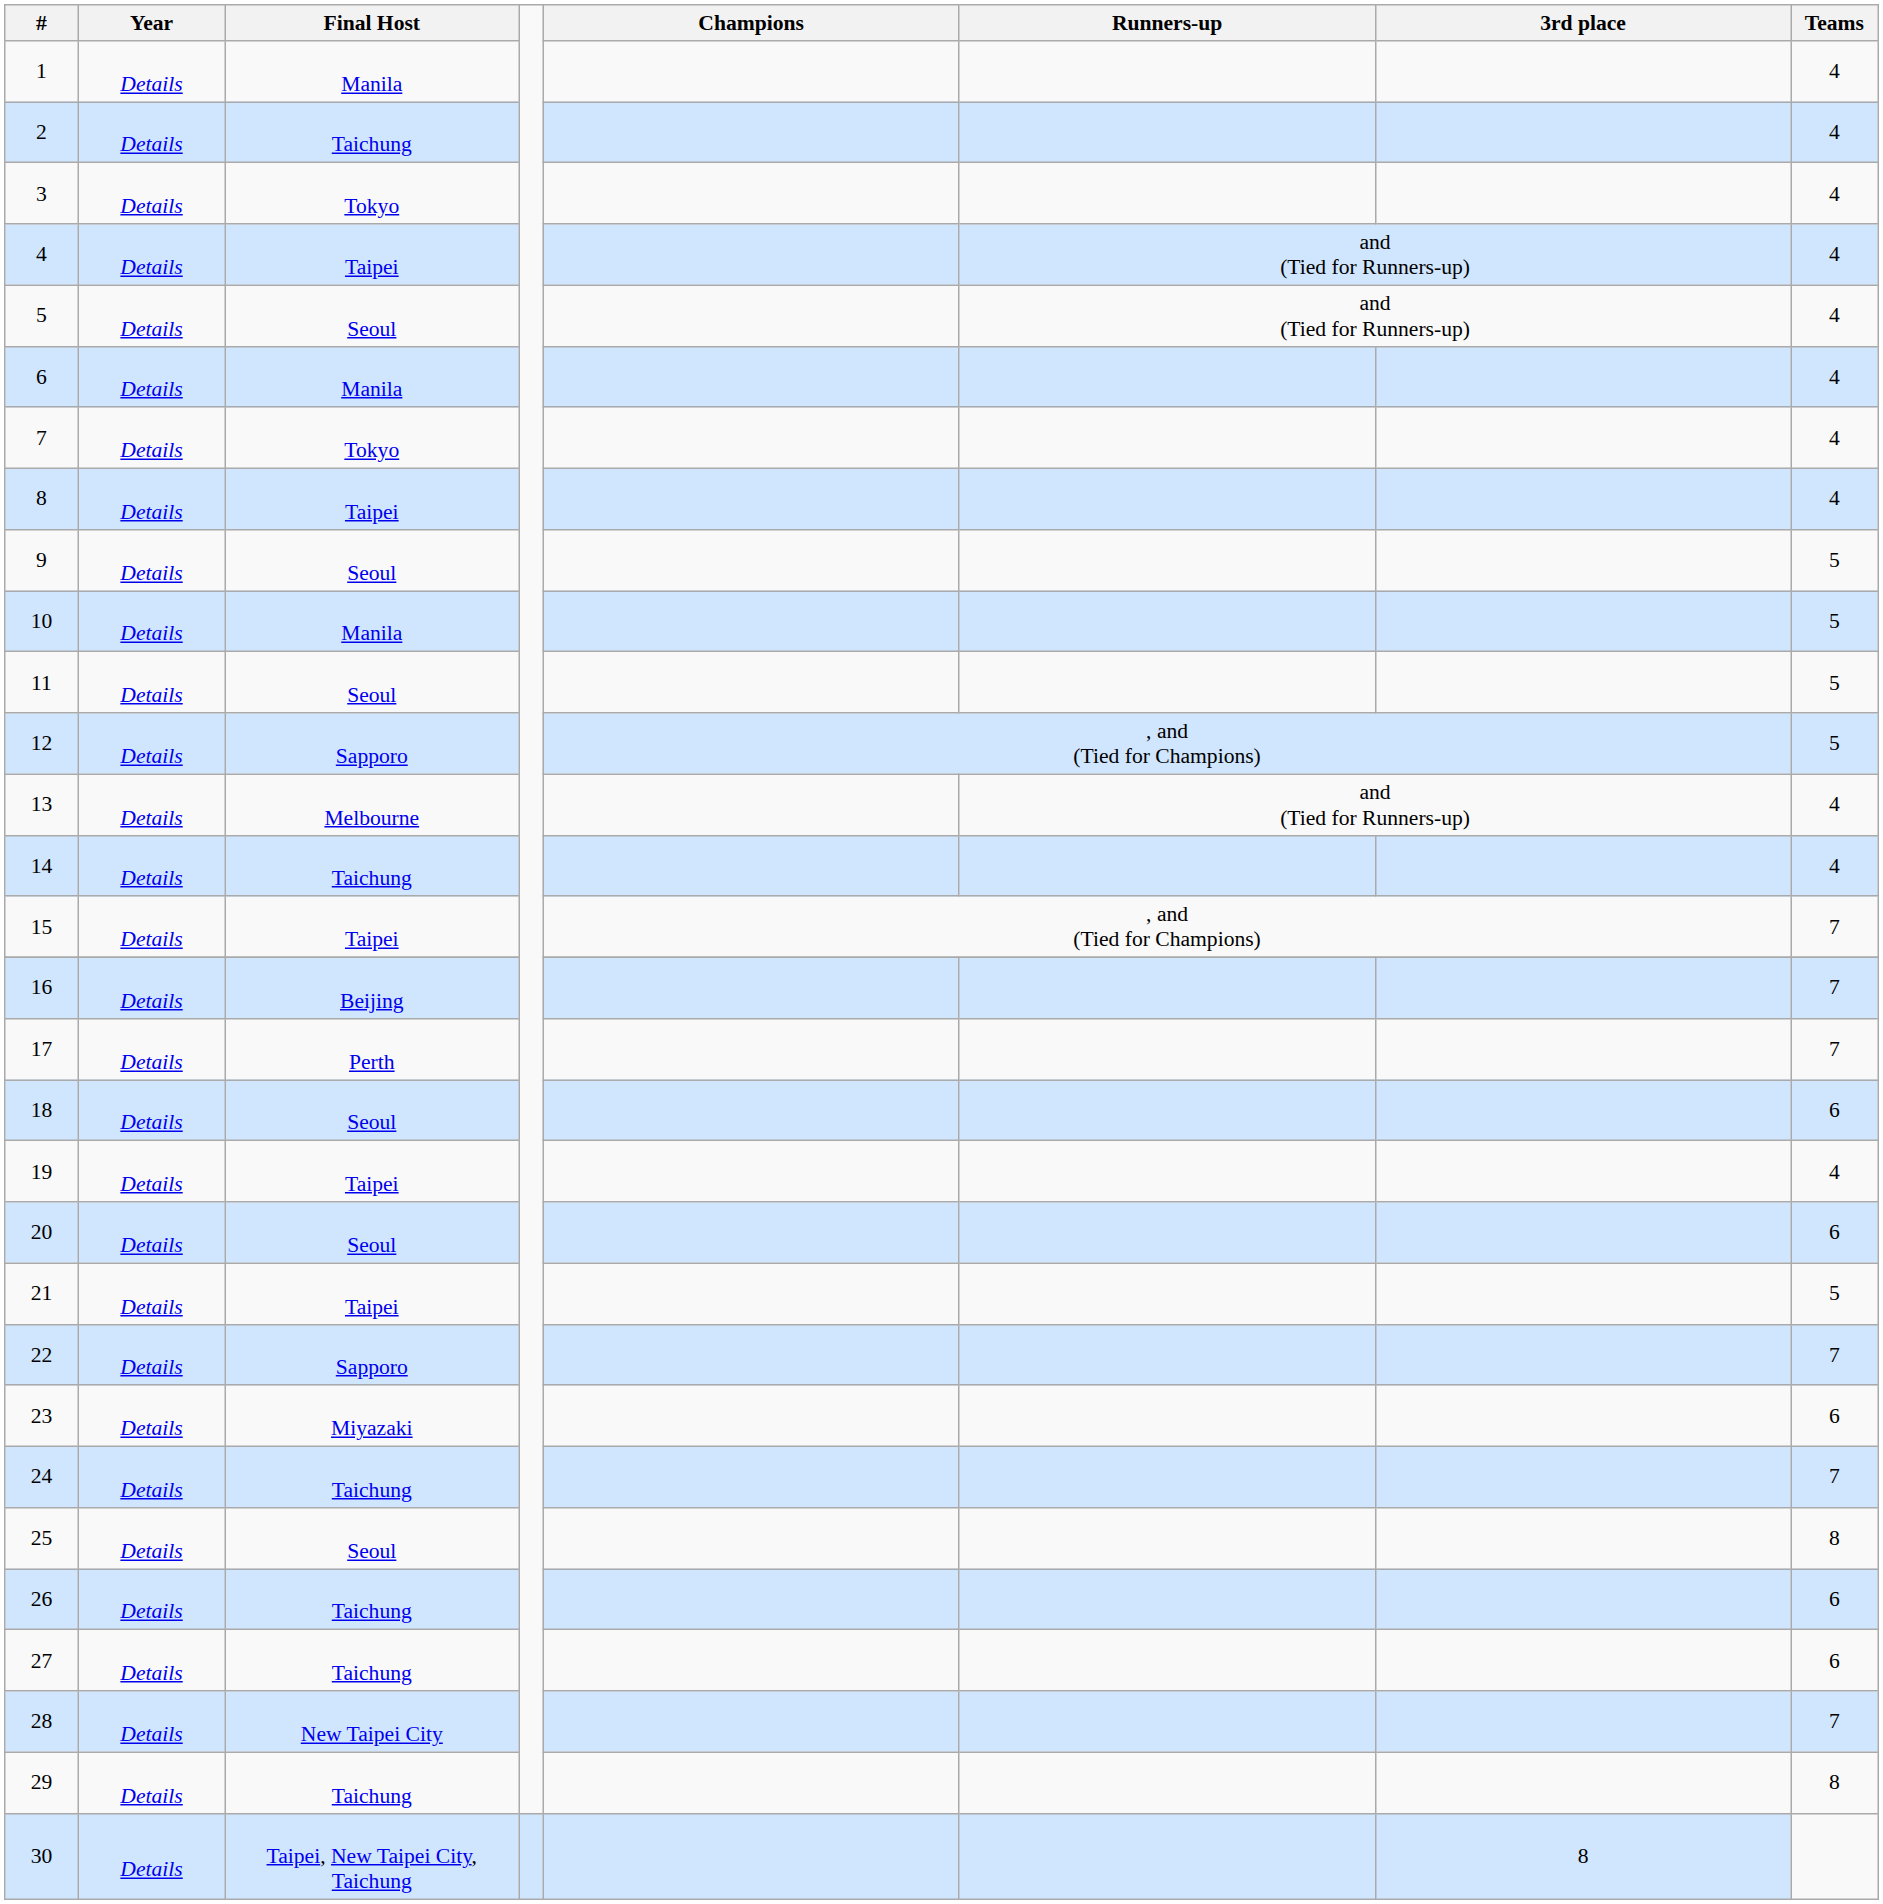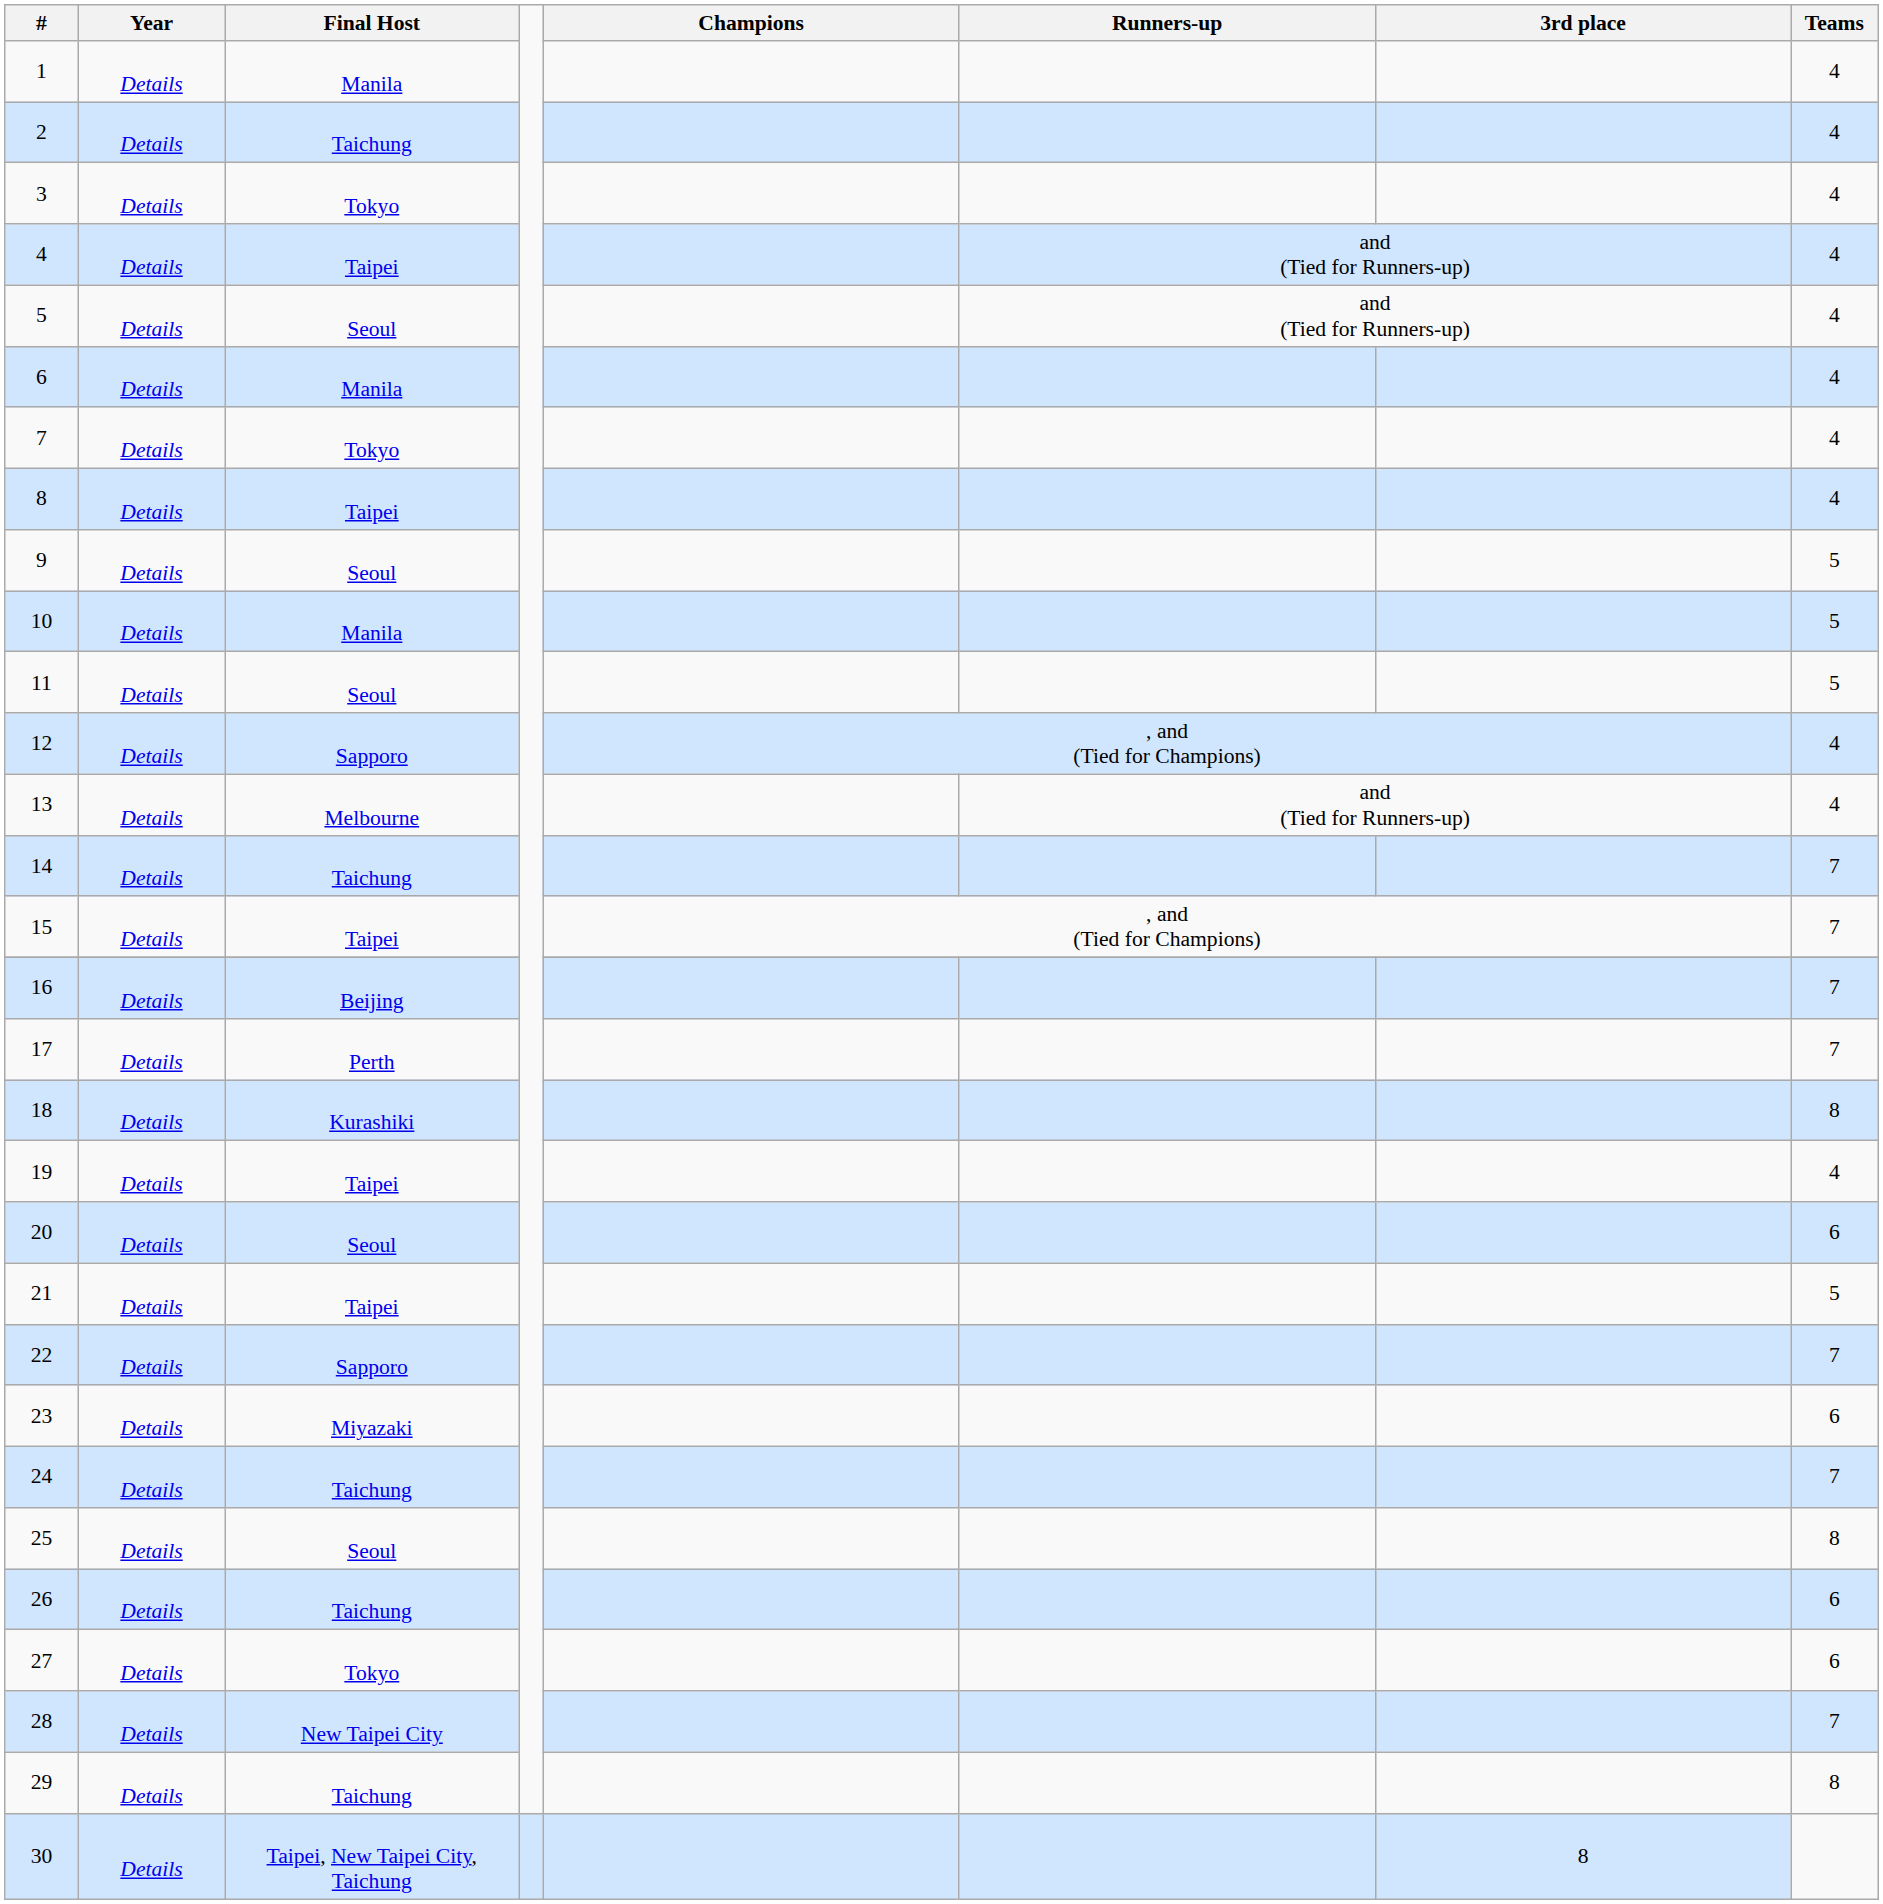(1834, 743) 5 -> (1834, 743) 4
(1834, 865) 4 -> (1834, 865) 7
(372, 1122) Seoul -> (372, 1122) Kurashiki
(1834, 1110) 6 -> (1834, 1110) 8
(372, 1673) Taichung -> (372, 1673) Tokyo
